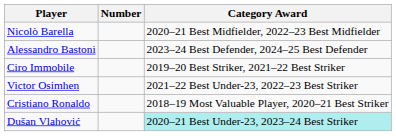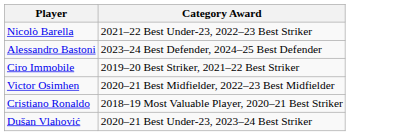- column: (121, 13)
(263, 31) 2020–21 Best Midfielder, 2022–23 Best Midfielder -> (206, 31) 2021–22 Best Under-23, 2022–23 Best Striker
(252, 85) 2021–22 Best Under-23, 2022–23 Best Striker -> (218, 85) 2020–21 Best Midfielder, 2022–23 Best Midfielder
(252, 121) paleturquoise background -> (206, 121) no background
